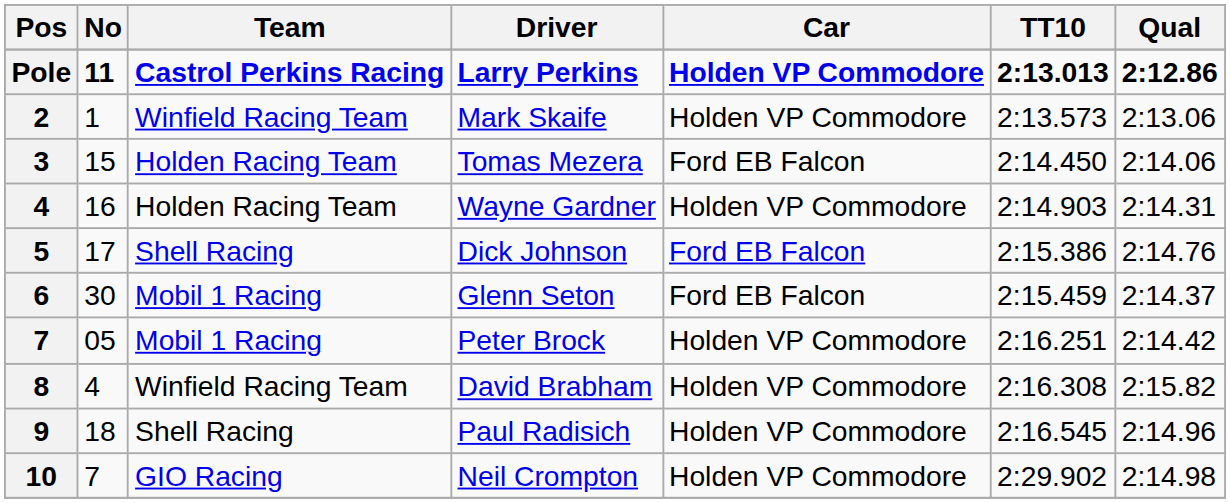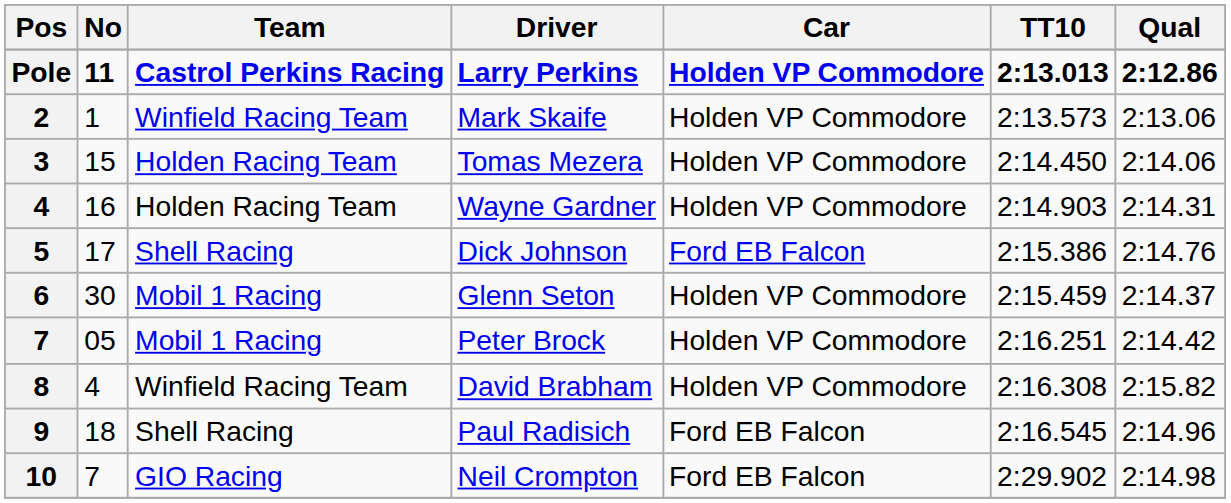(767, 162) Ford EB Falcon -> (818, 162) Holden VP Commodore
(767, 296) Ford EB Falcon -> (818, 296) Holden VP Commodore
(818, 430) Holden VP Commodore -> (767, 430) Ford EB Falcon
(818, 475) Holden VP Commodore -> (767, 475) Ford EB Falcon
